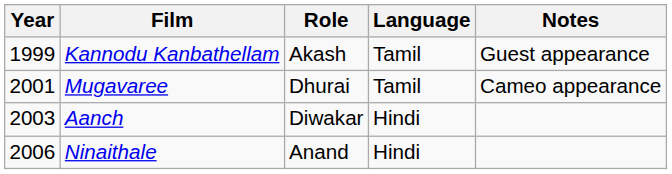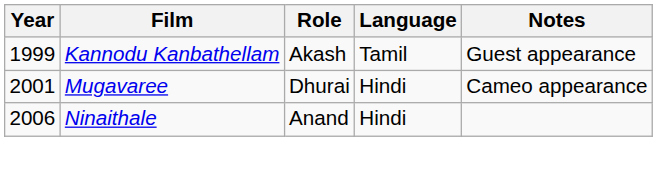(397, 86) Tamil -> (383, 86) Hindi
- row: (94, 119)
